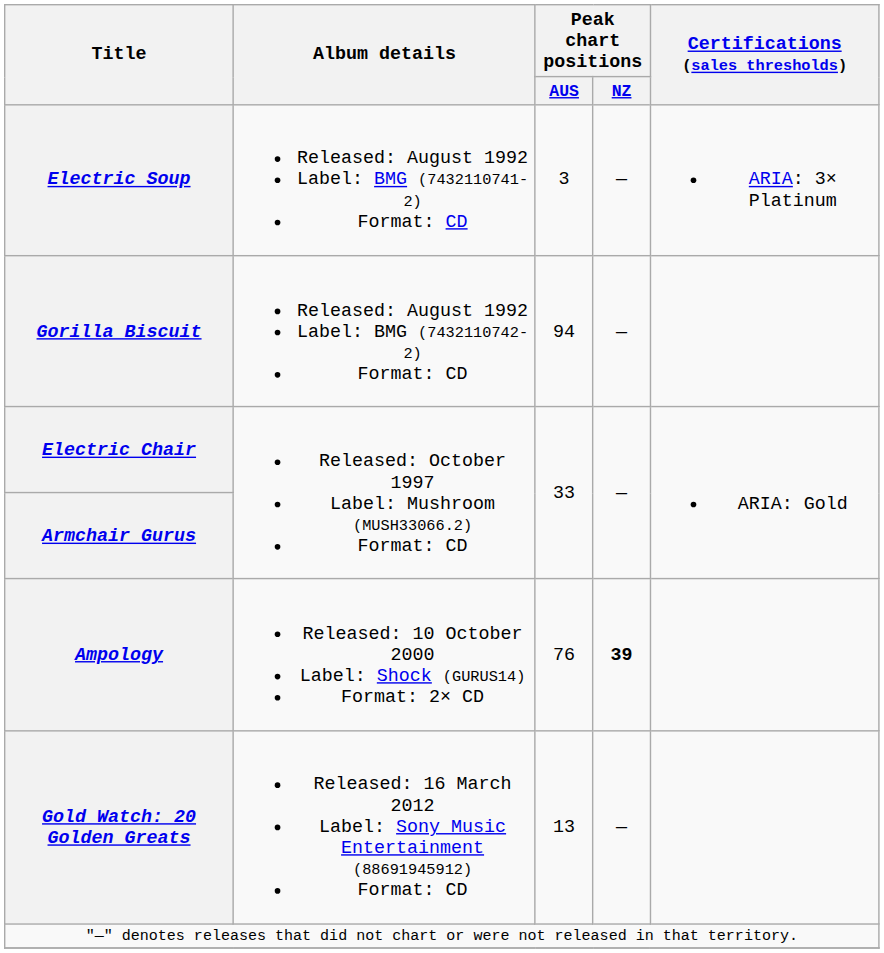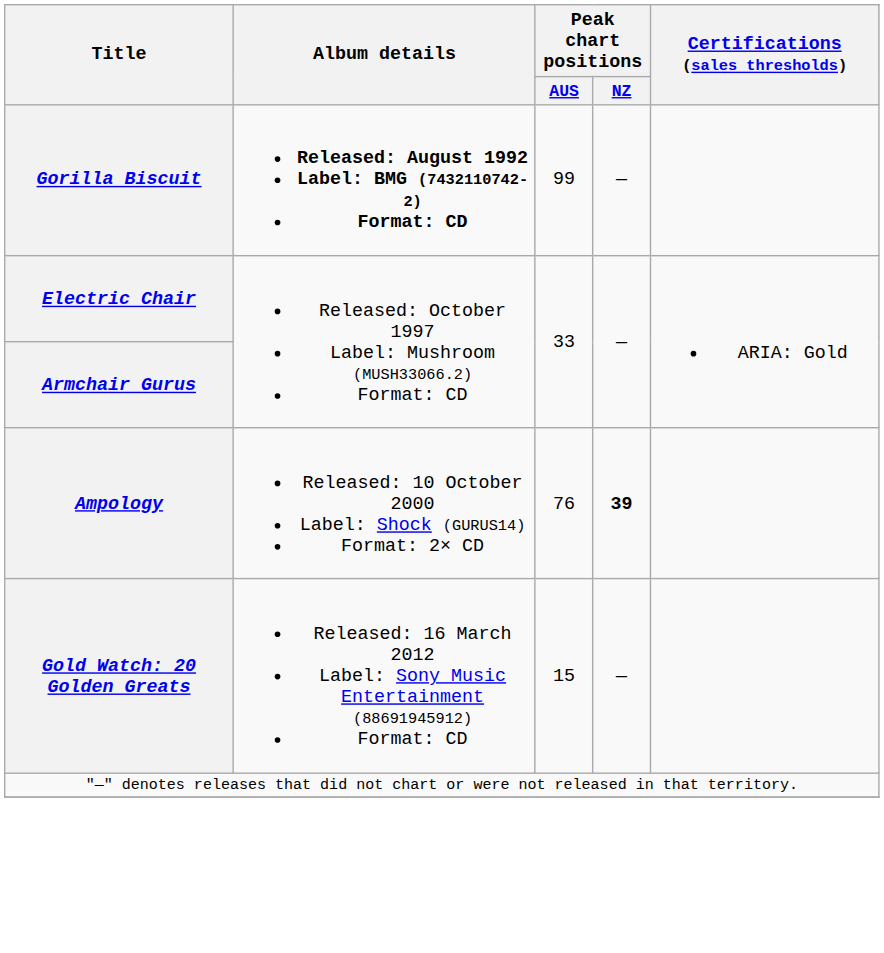- row: (119, 180)
(384, 342) normal -> (384, 191) bold
(564, 331) 94 -> (564, 180) 99
(564, 827) 13 -> (564, 676) 15
